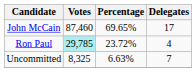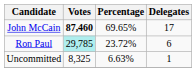(79, 28) normal -> (79, 28) bold
(169, 43) 4 -> (169, 43) 6
(169, 59) 7 -> (169, 59) 1
